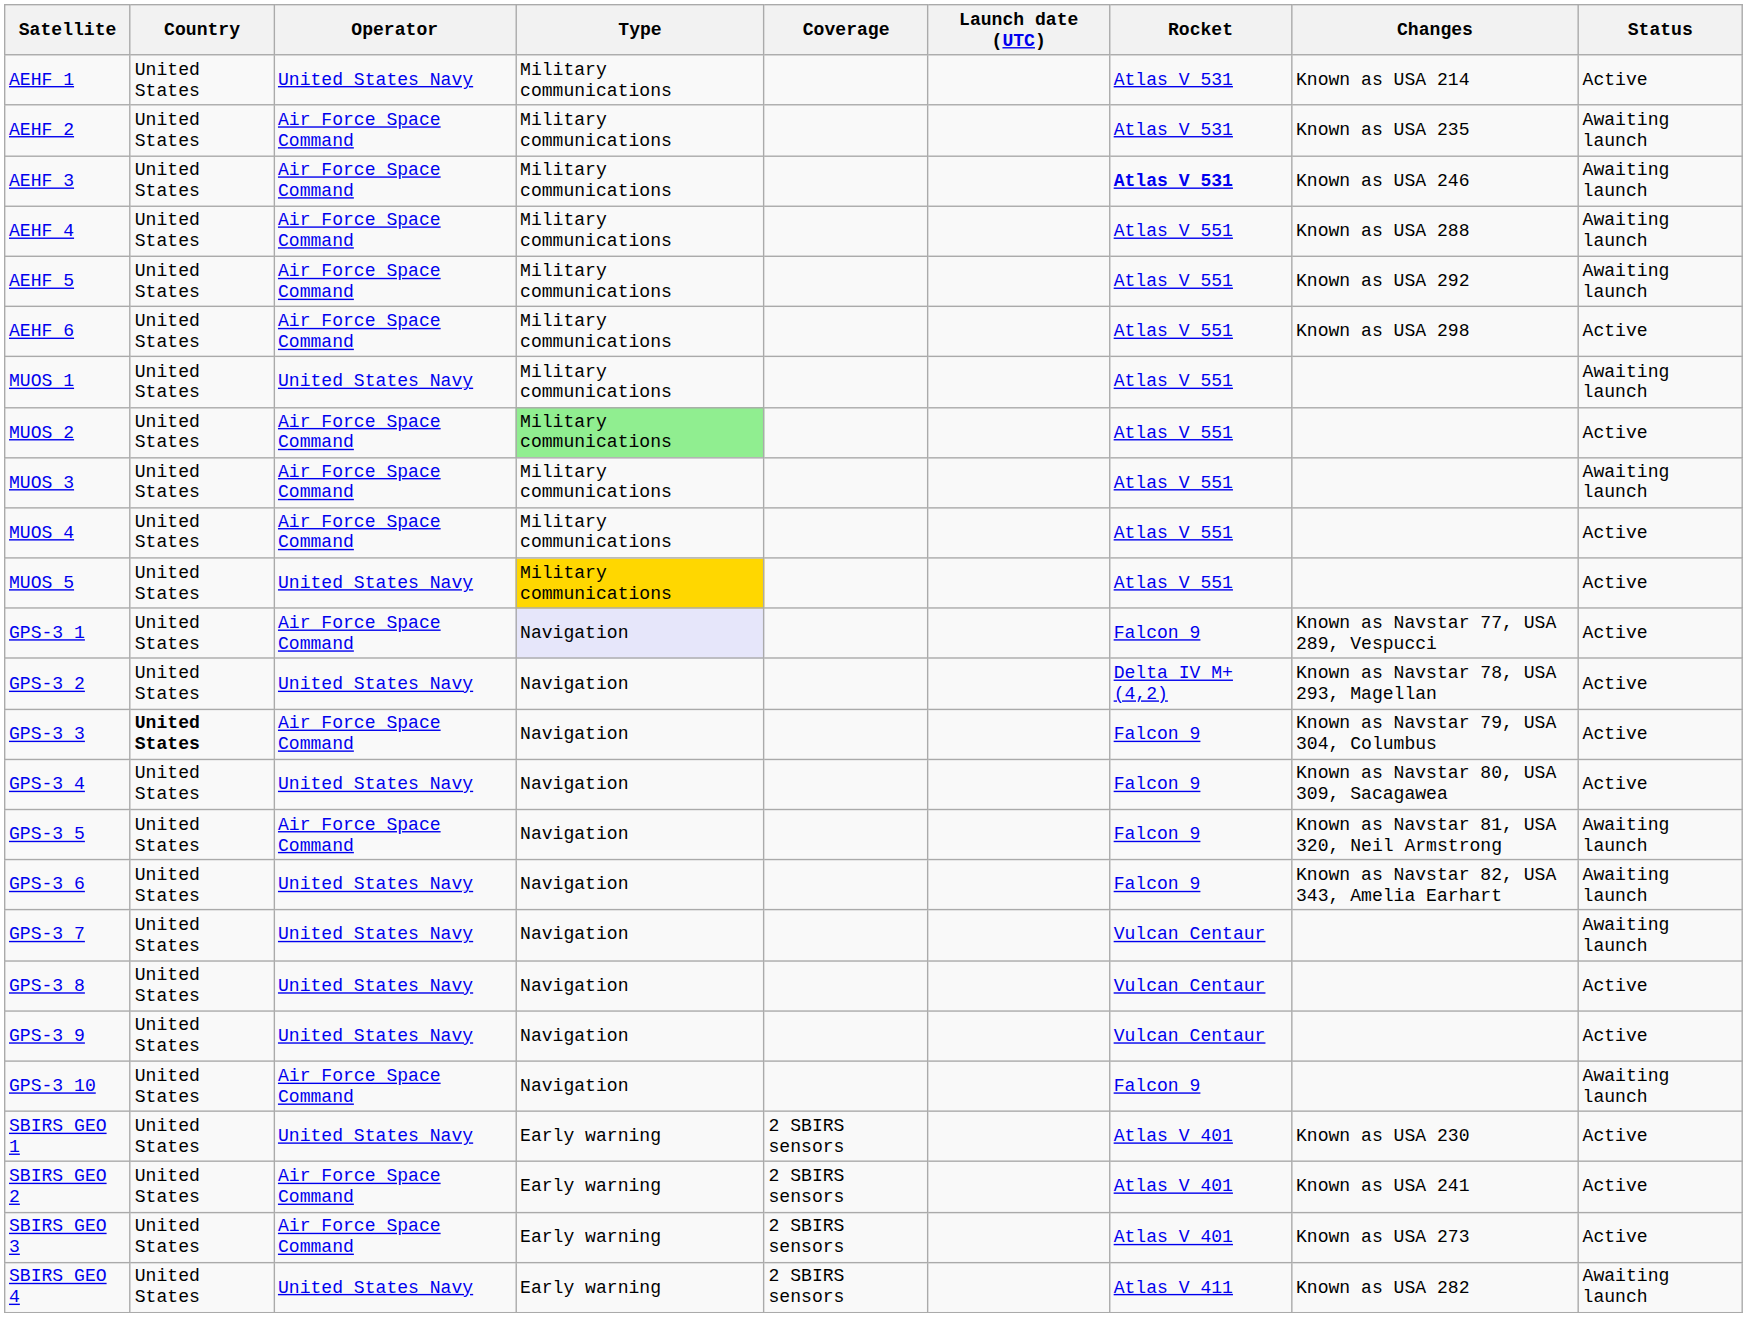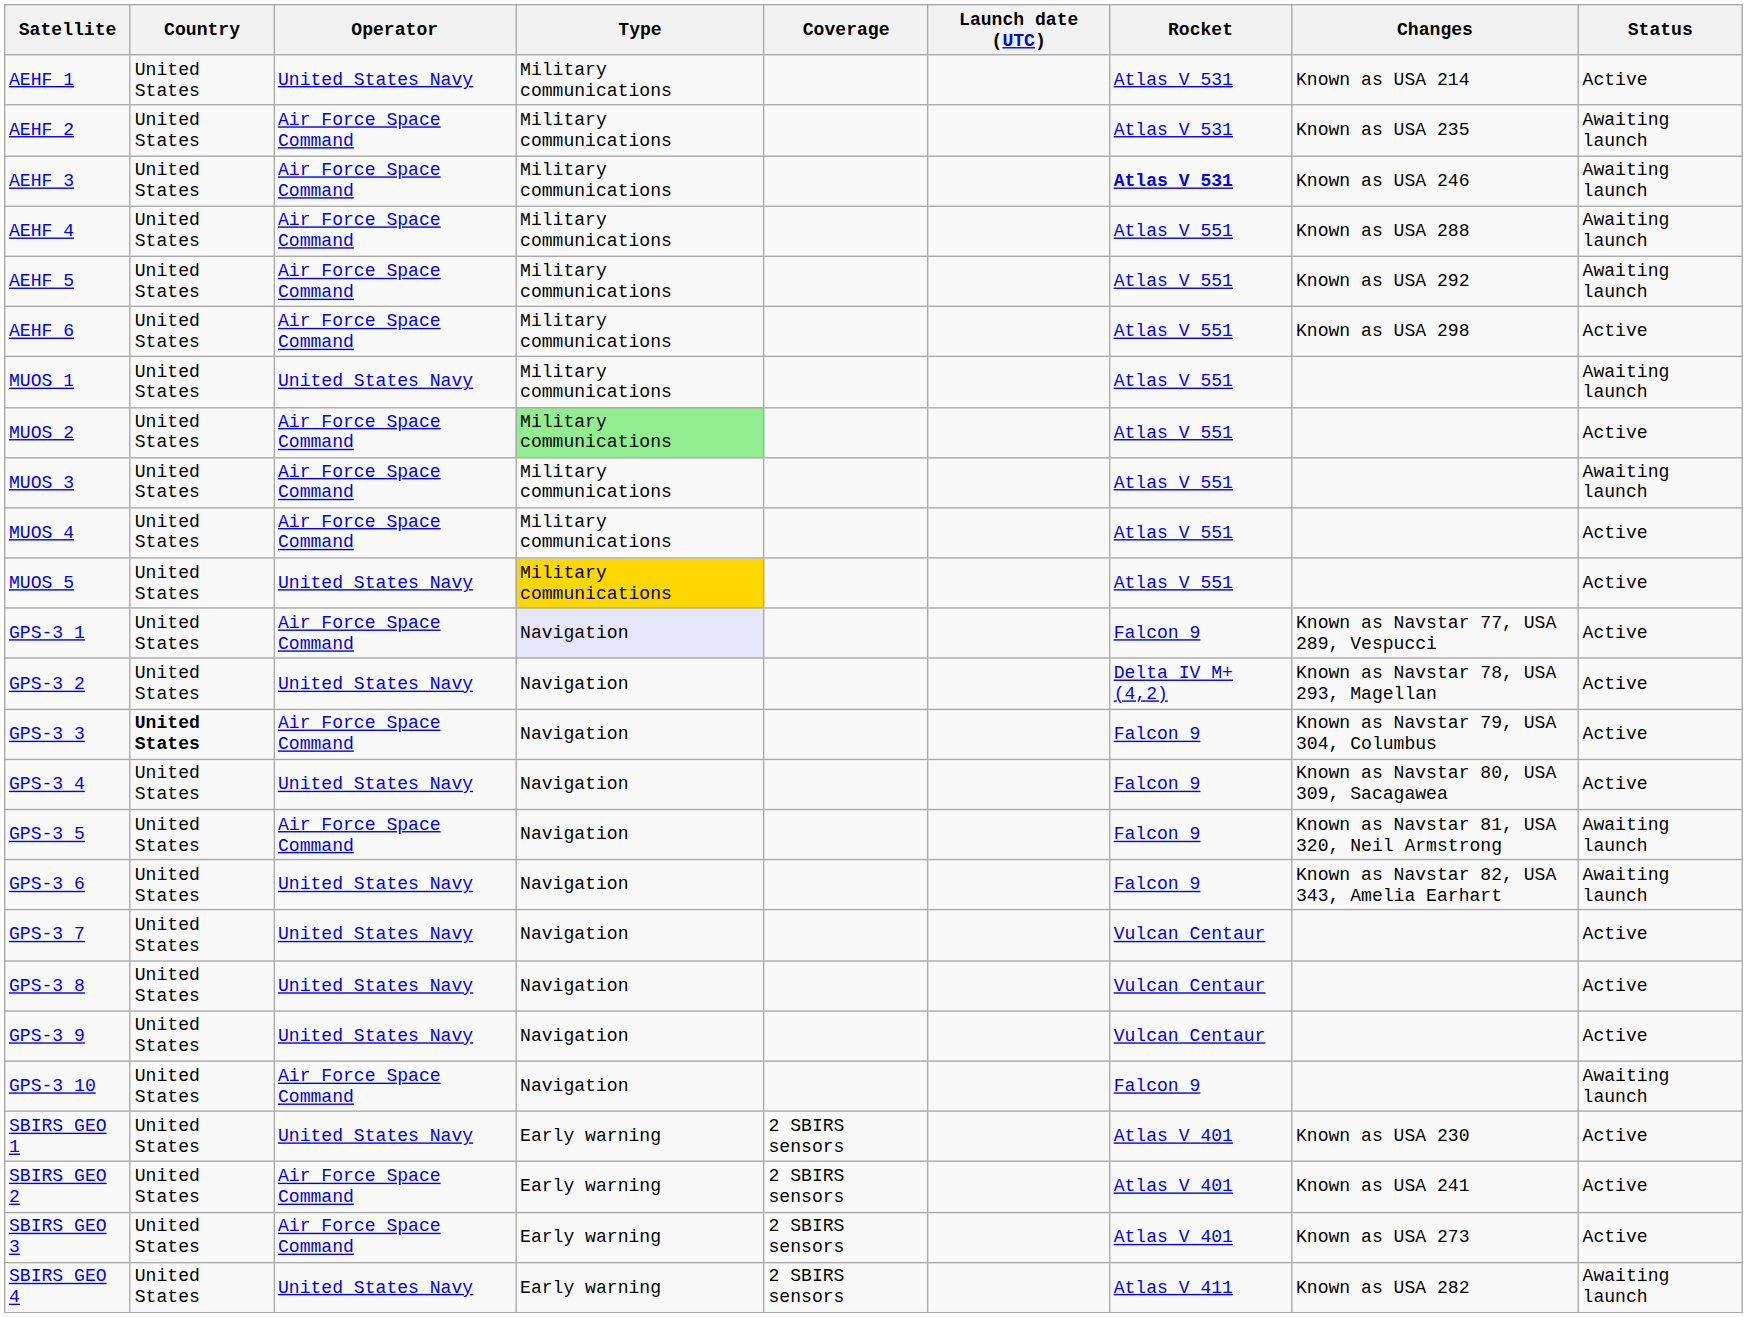(1626, 935) Awaiting launch -> (1615, 935) Active
